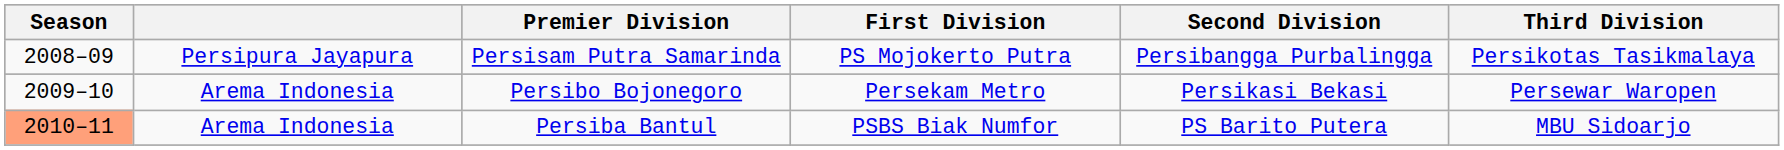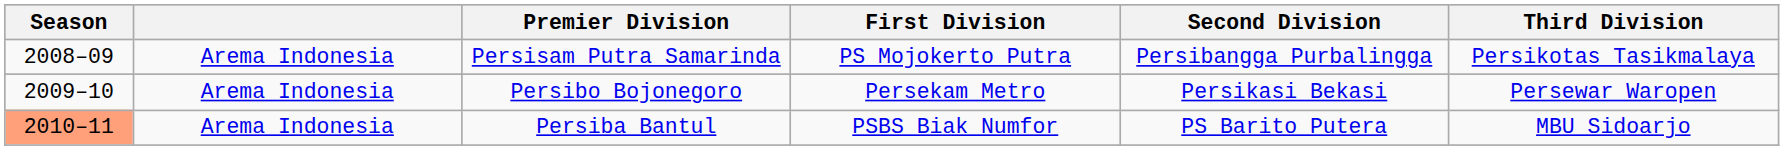(297, 57) Persipura Jayapura -> (297, 57) Arema Indonesia
